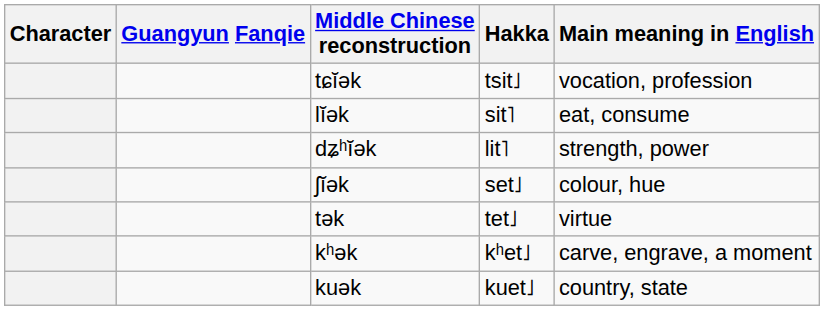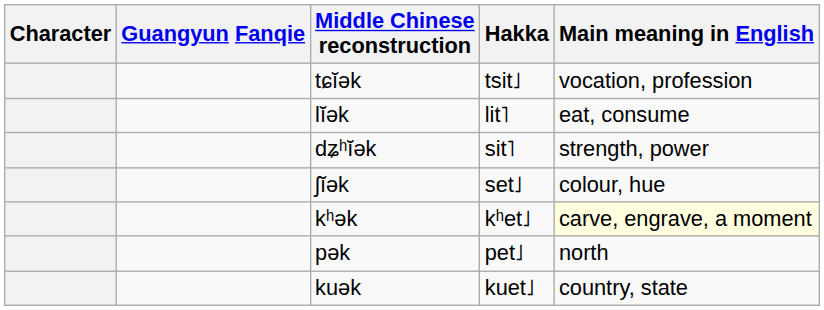(500, 115) sit˥ -> (497, 115) lit˥
(497, 149) lit˥ -> (500, 149) sit˥
- row: (330, 218)
(685, 253) no background -> (685, 218) lightyellow background
+ row: (333, 253)
